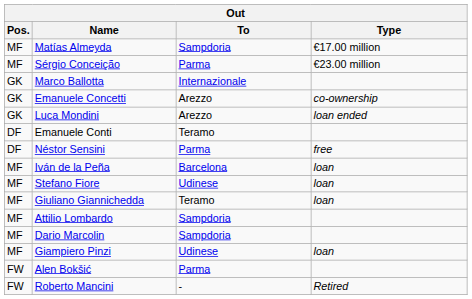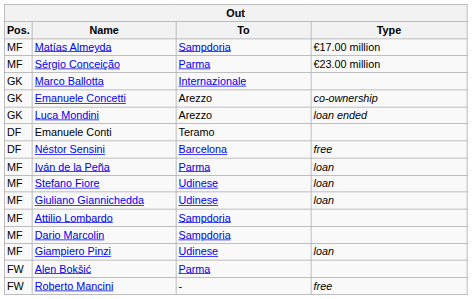(194, 150) Parma -> (203, 150) Barcelona
(203, 167) Barcelona -> (194, 167) Parma
(196, 201) Teramo -> (198, 201) Udinese
(331, 286) Retired -> (323, 286) free
